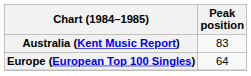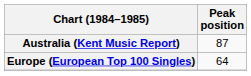(222, 43) 83 -> (222, 43) 87
